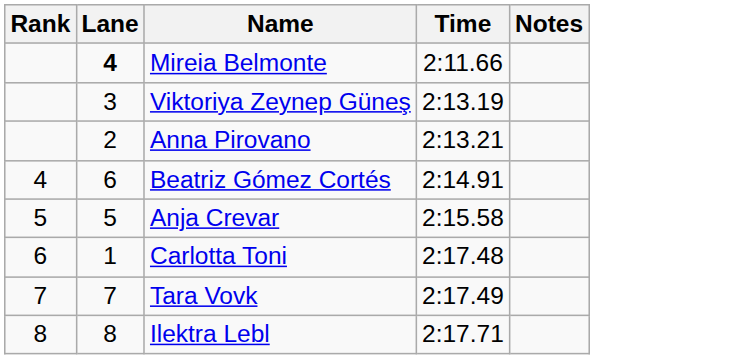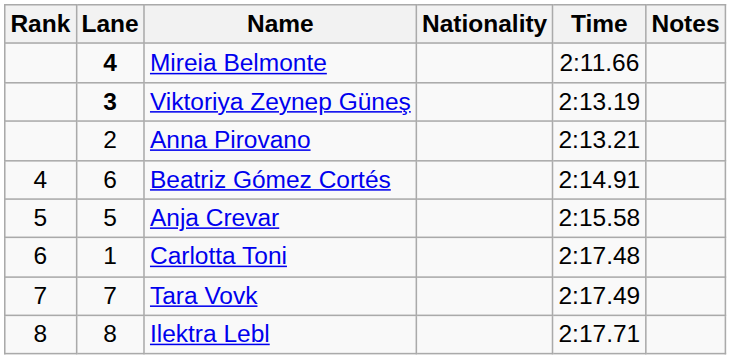+ column: (485, 23)
(110, 101) normal -> (110, 101) bold
